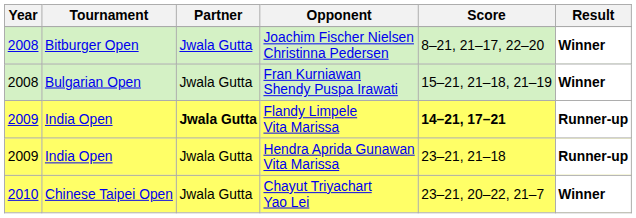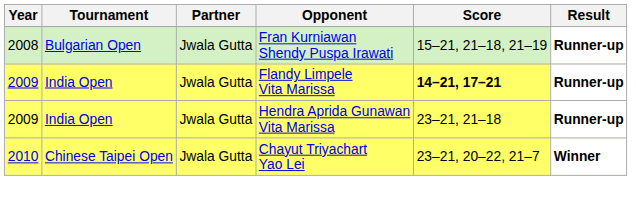- row: (339, 45)
(582, 83) Winner -> (589, 45) Runner-up
(218, 120) bold -> (216, 83) normal
